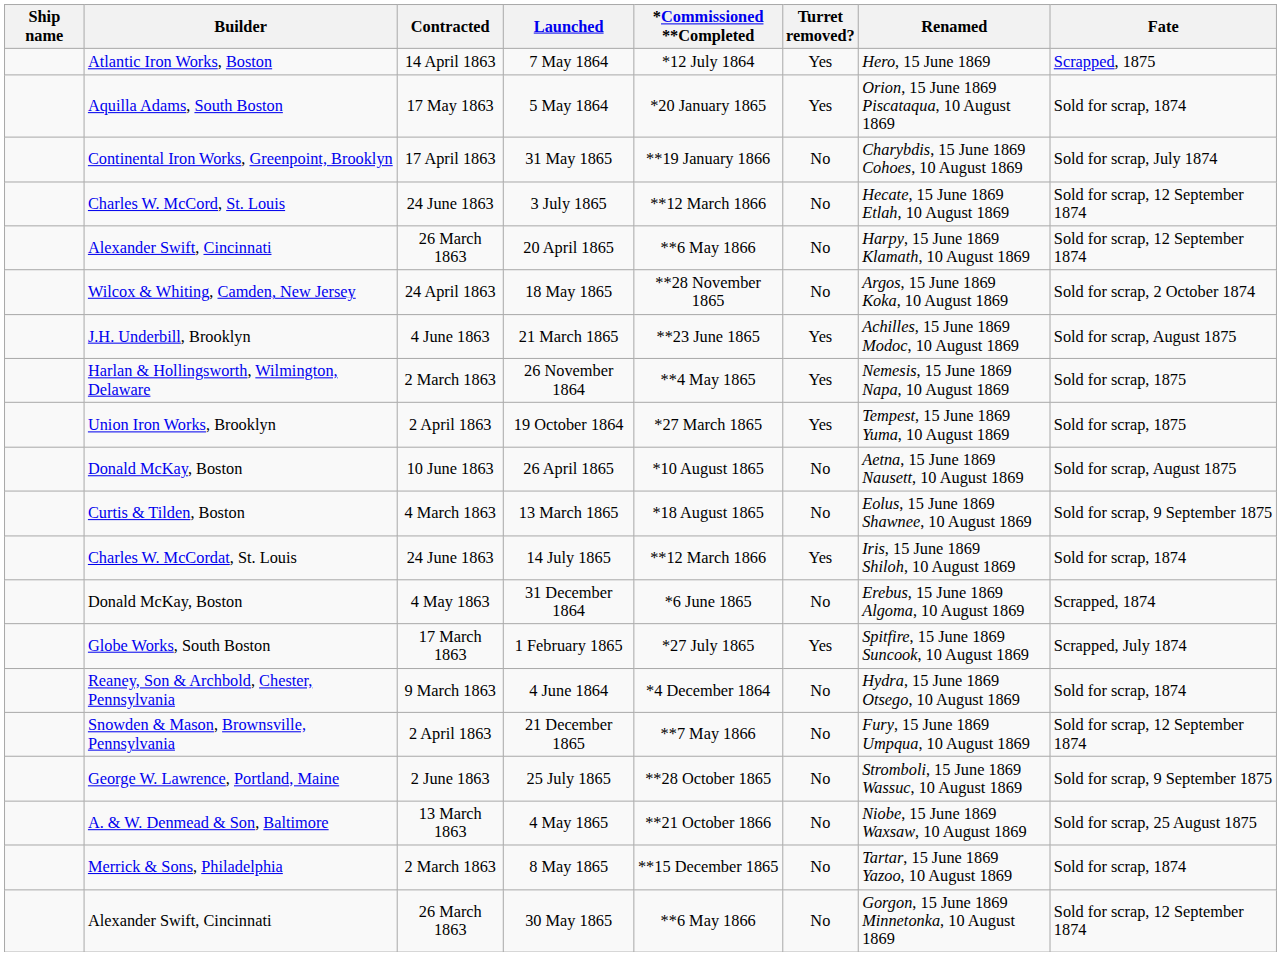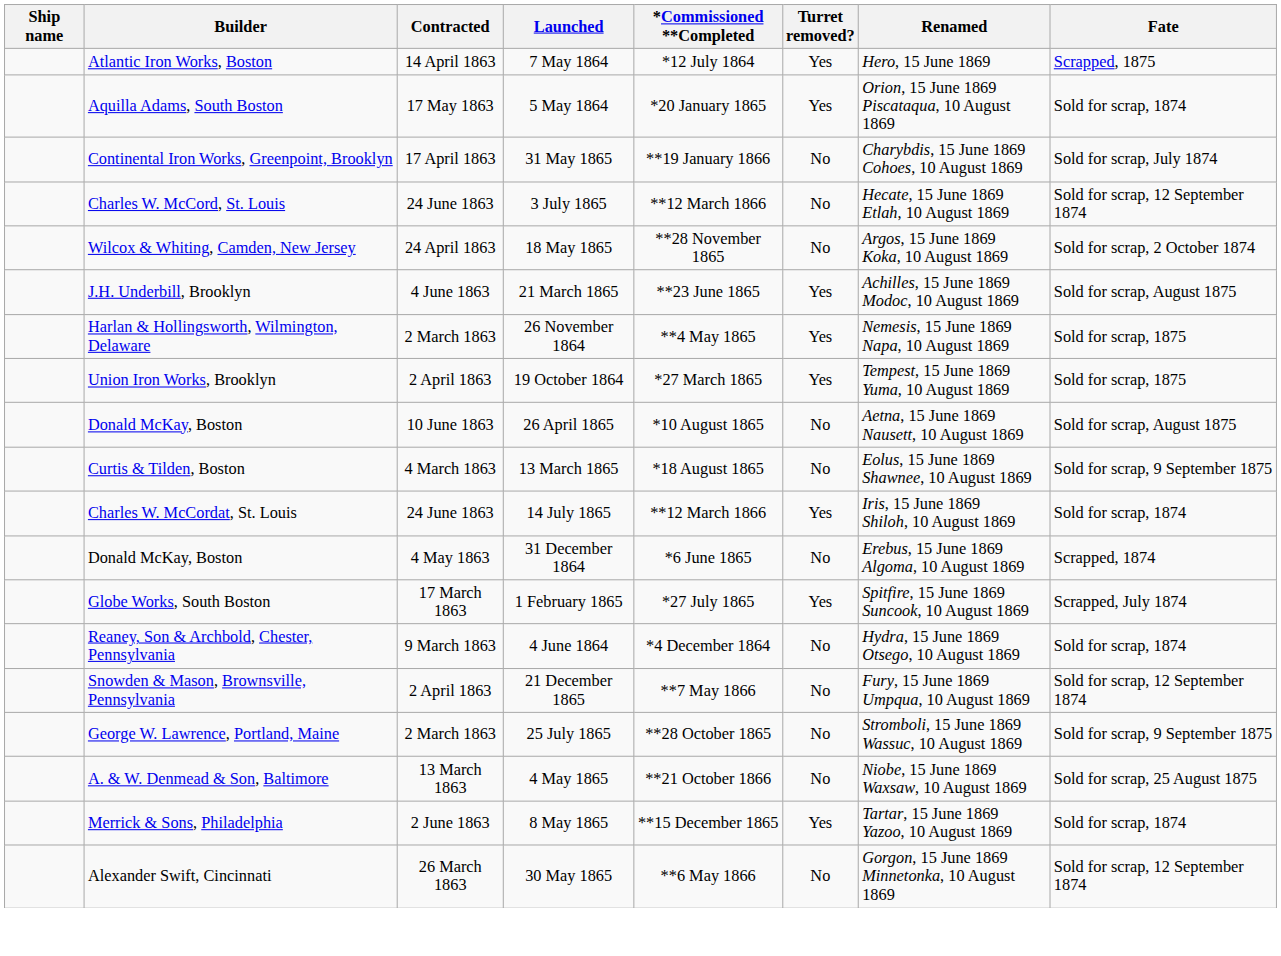- row: (569, 247)
(450, 778) 2 June 1863 -> (450, 734) 2 March 1863
(450, 867) 2 March 1863 -> (450, 822) 2 June 1863
(820, 867) No -> (820, 822) Yes
